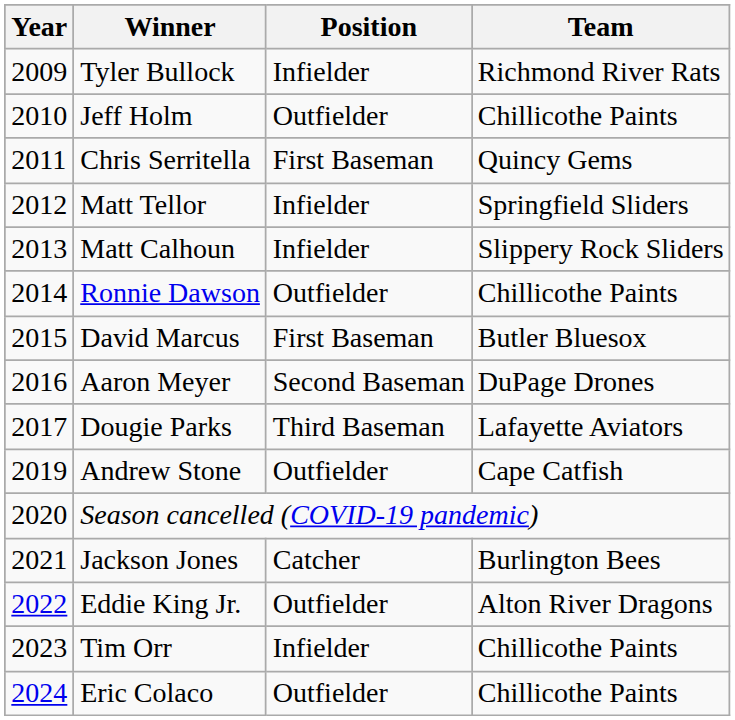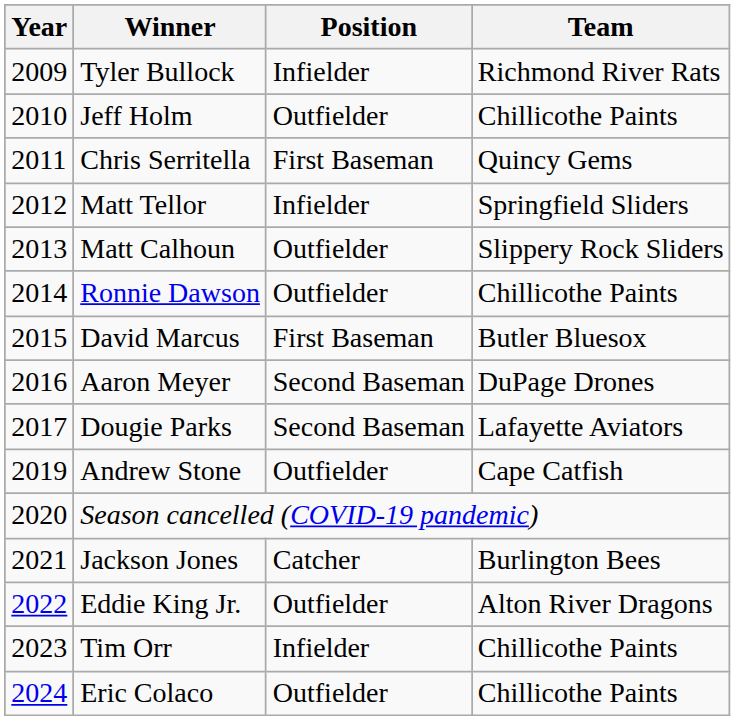(321, 248) Infielder -> (330, 248) Outfielder
(359, 426) Third Baseman -> (369, 426) Second Baseman
